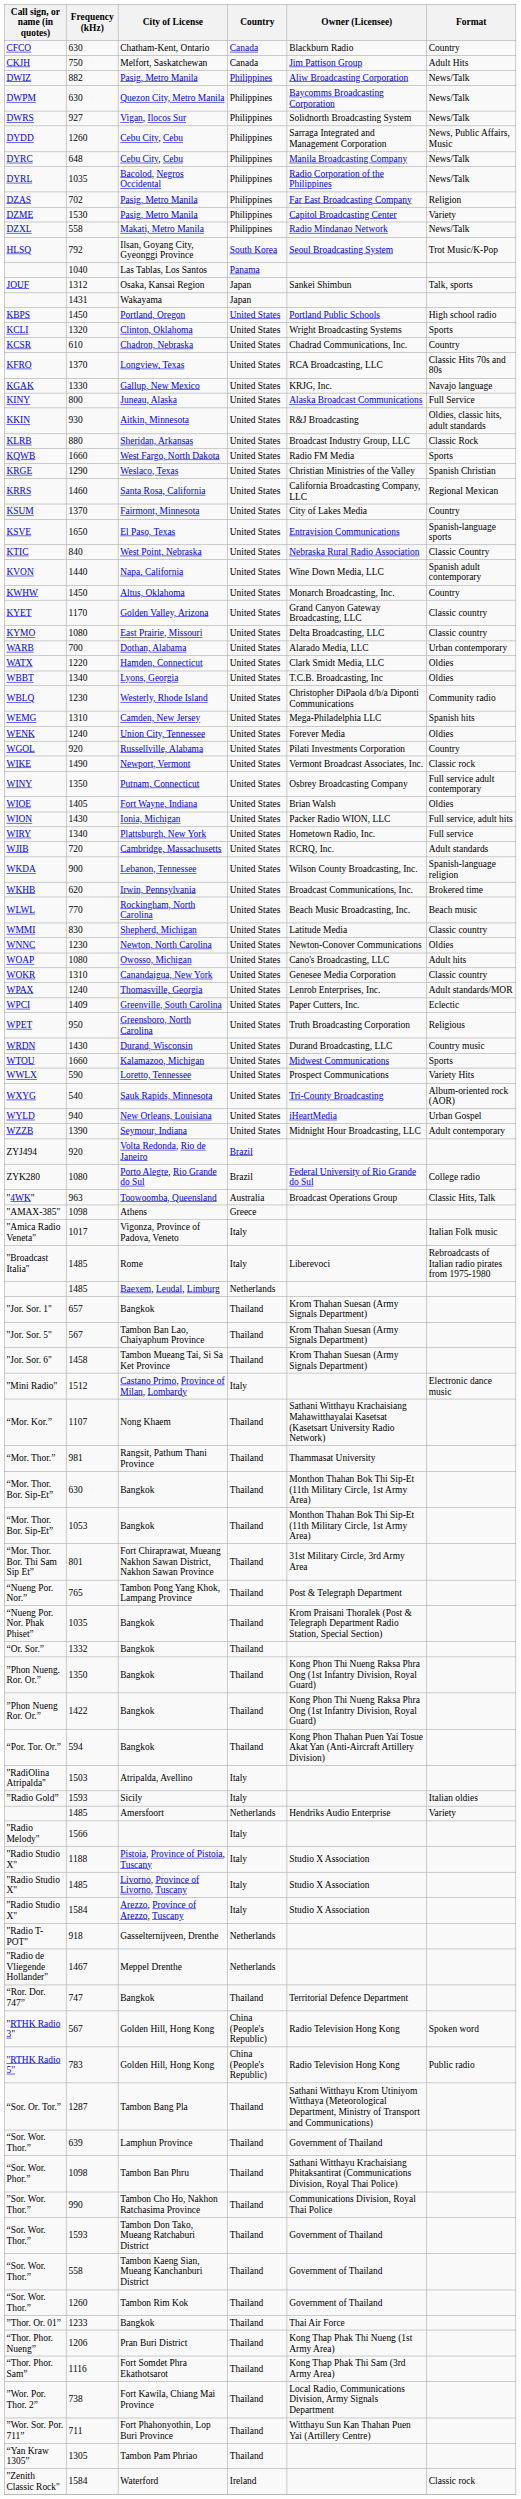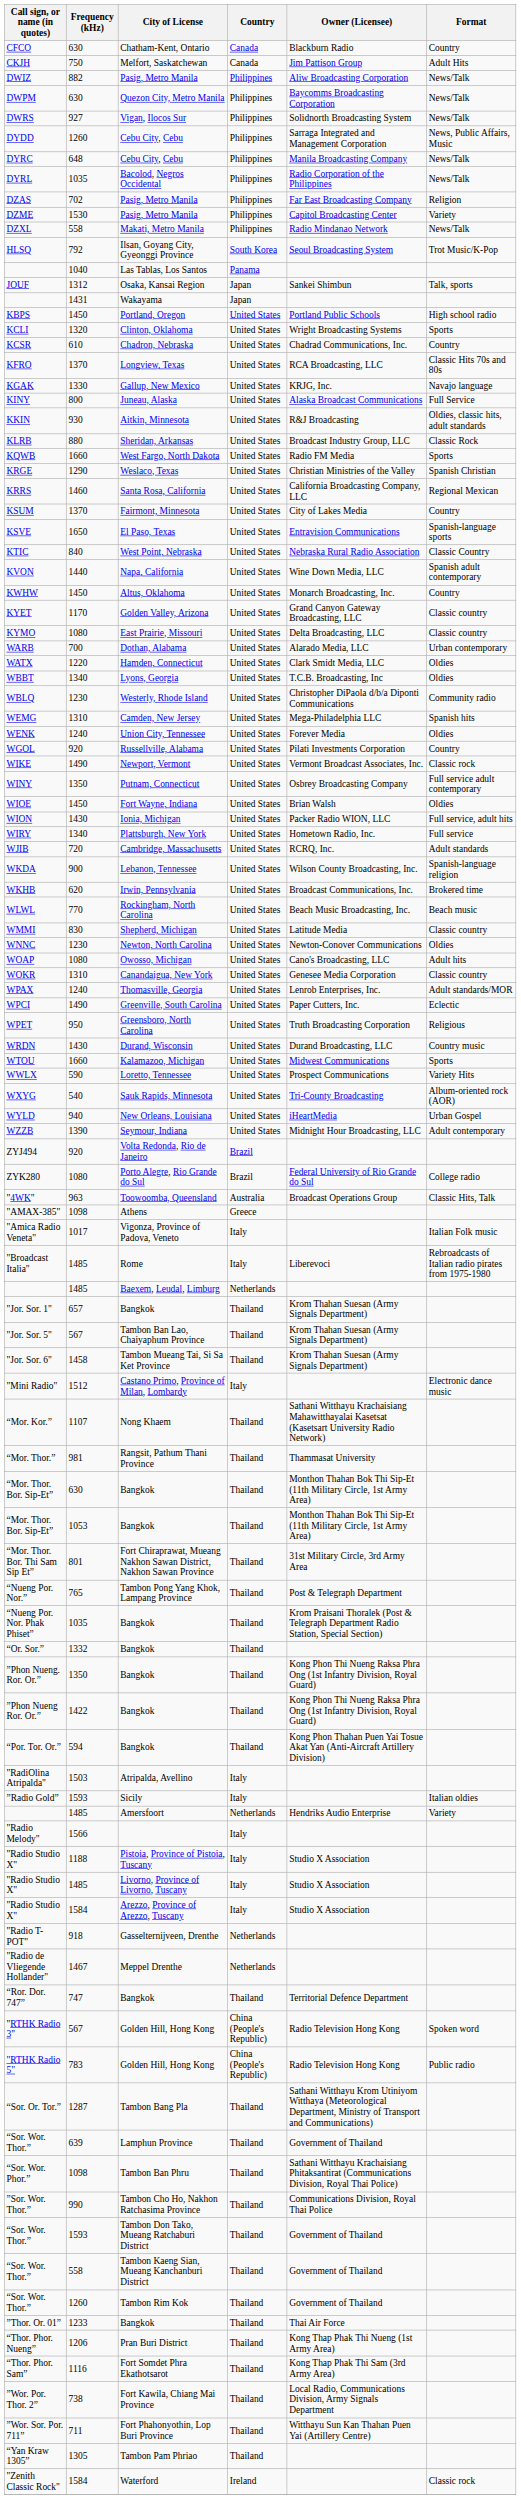(78, 804) 1405 -> (78, 804) 1450
(78, 1005) 1409 -> (78, 1005) 1490
